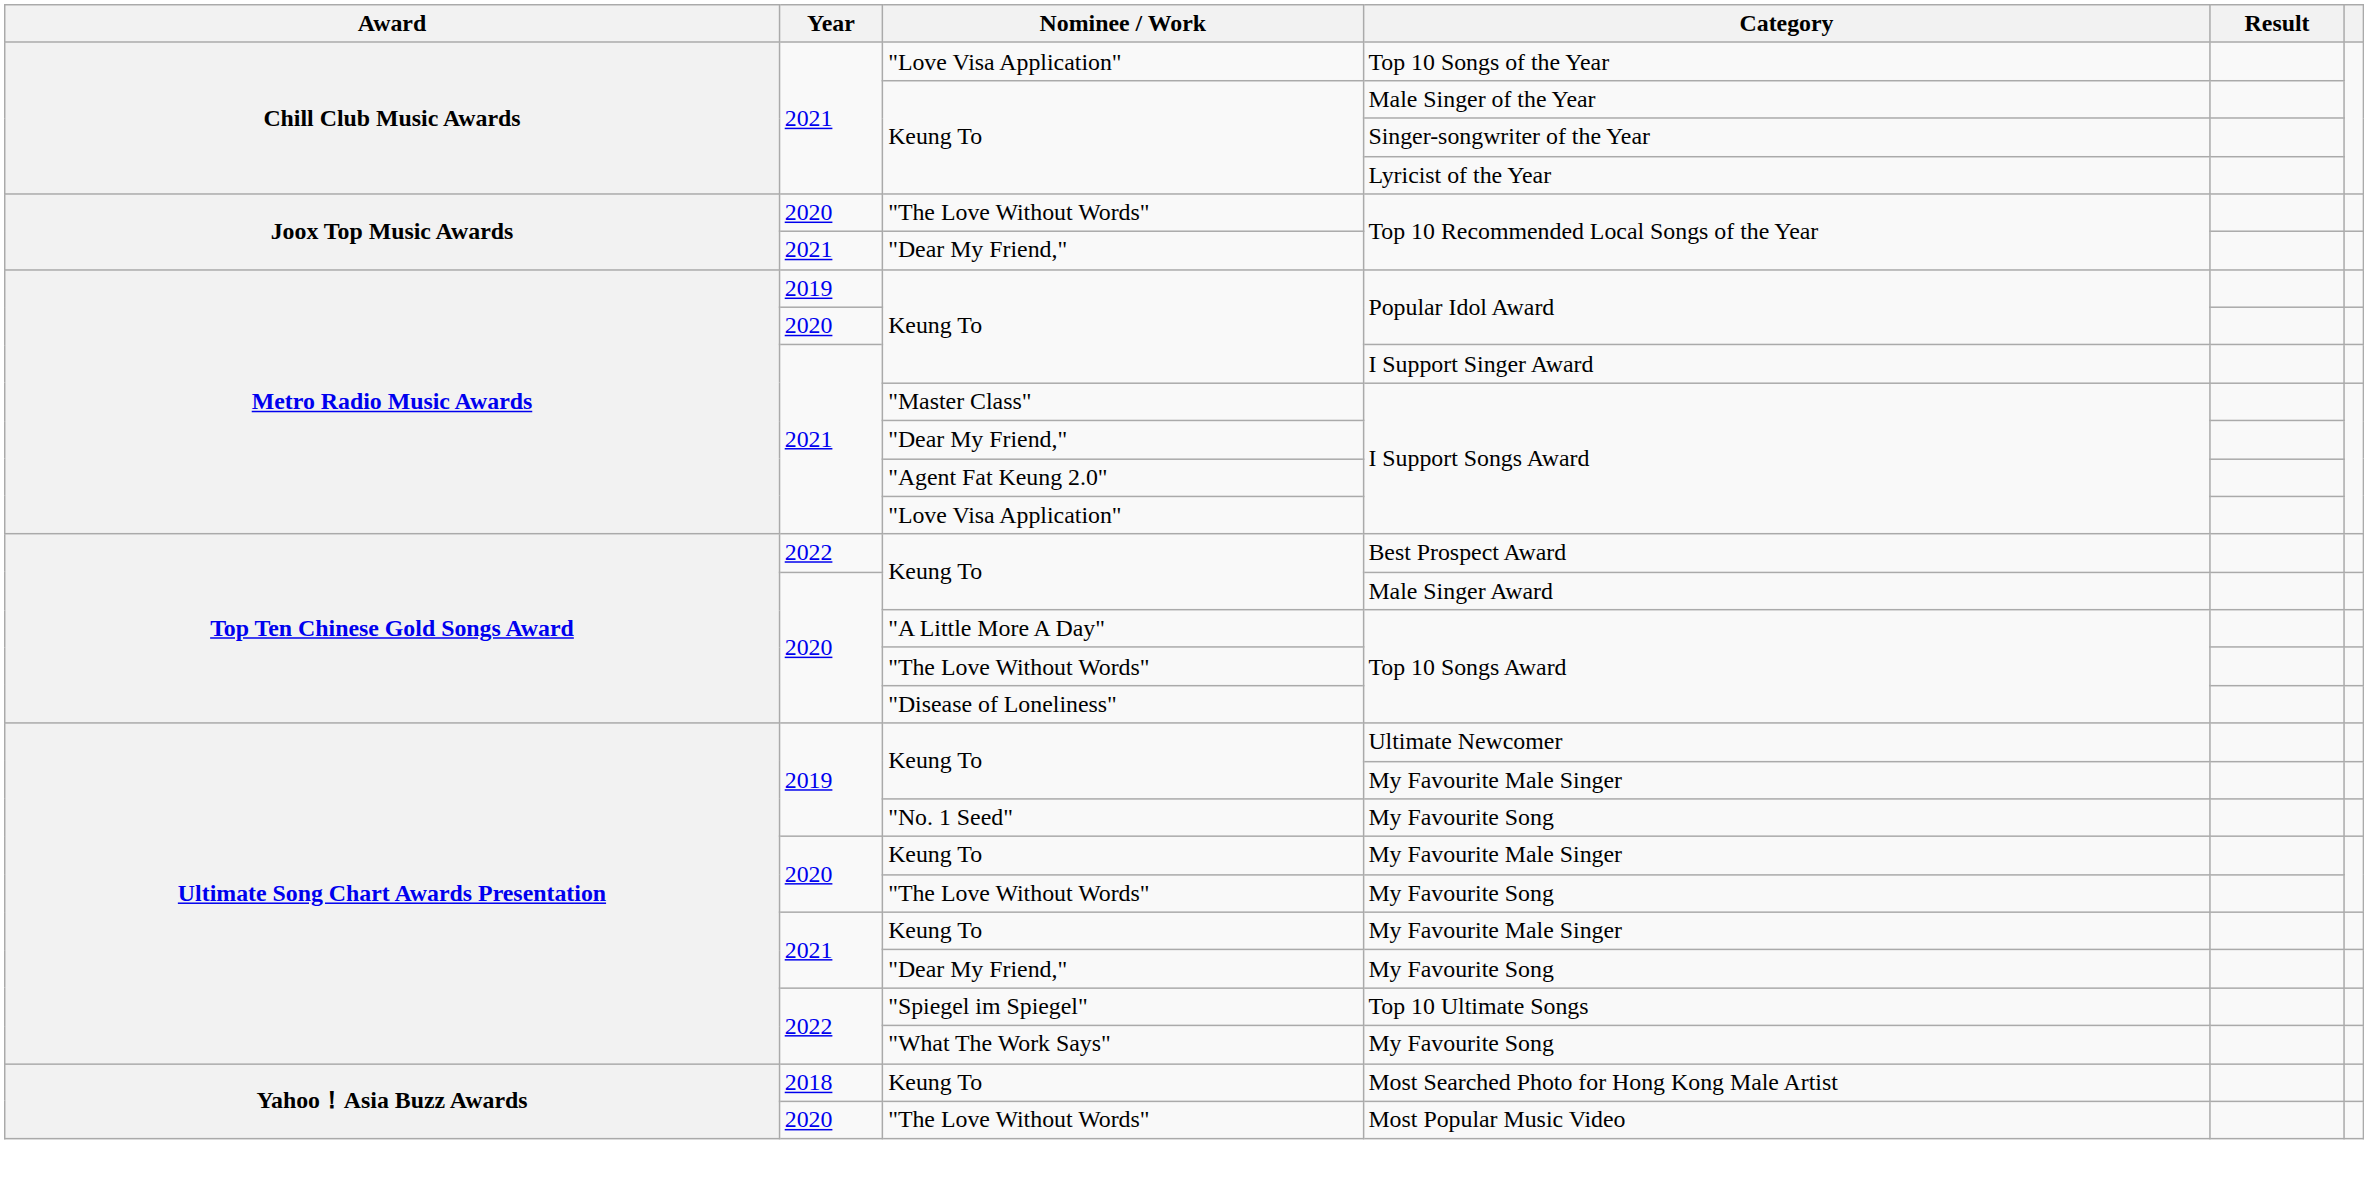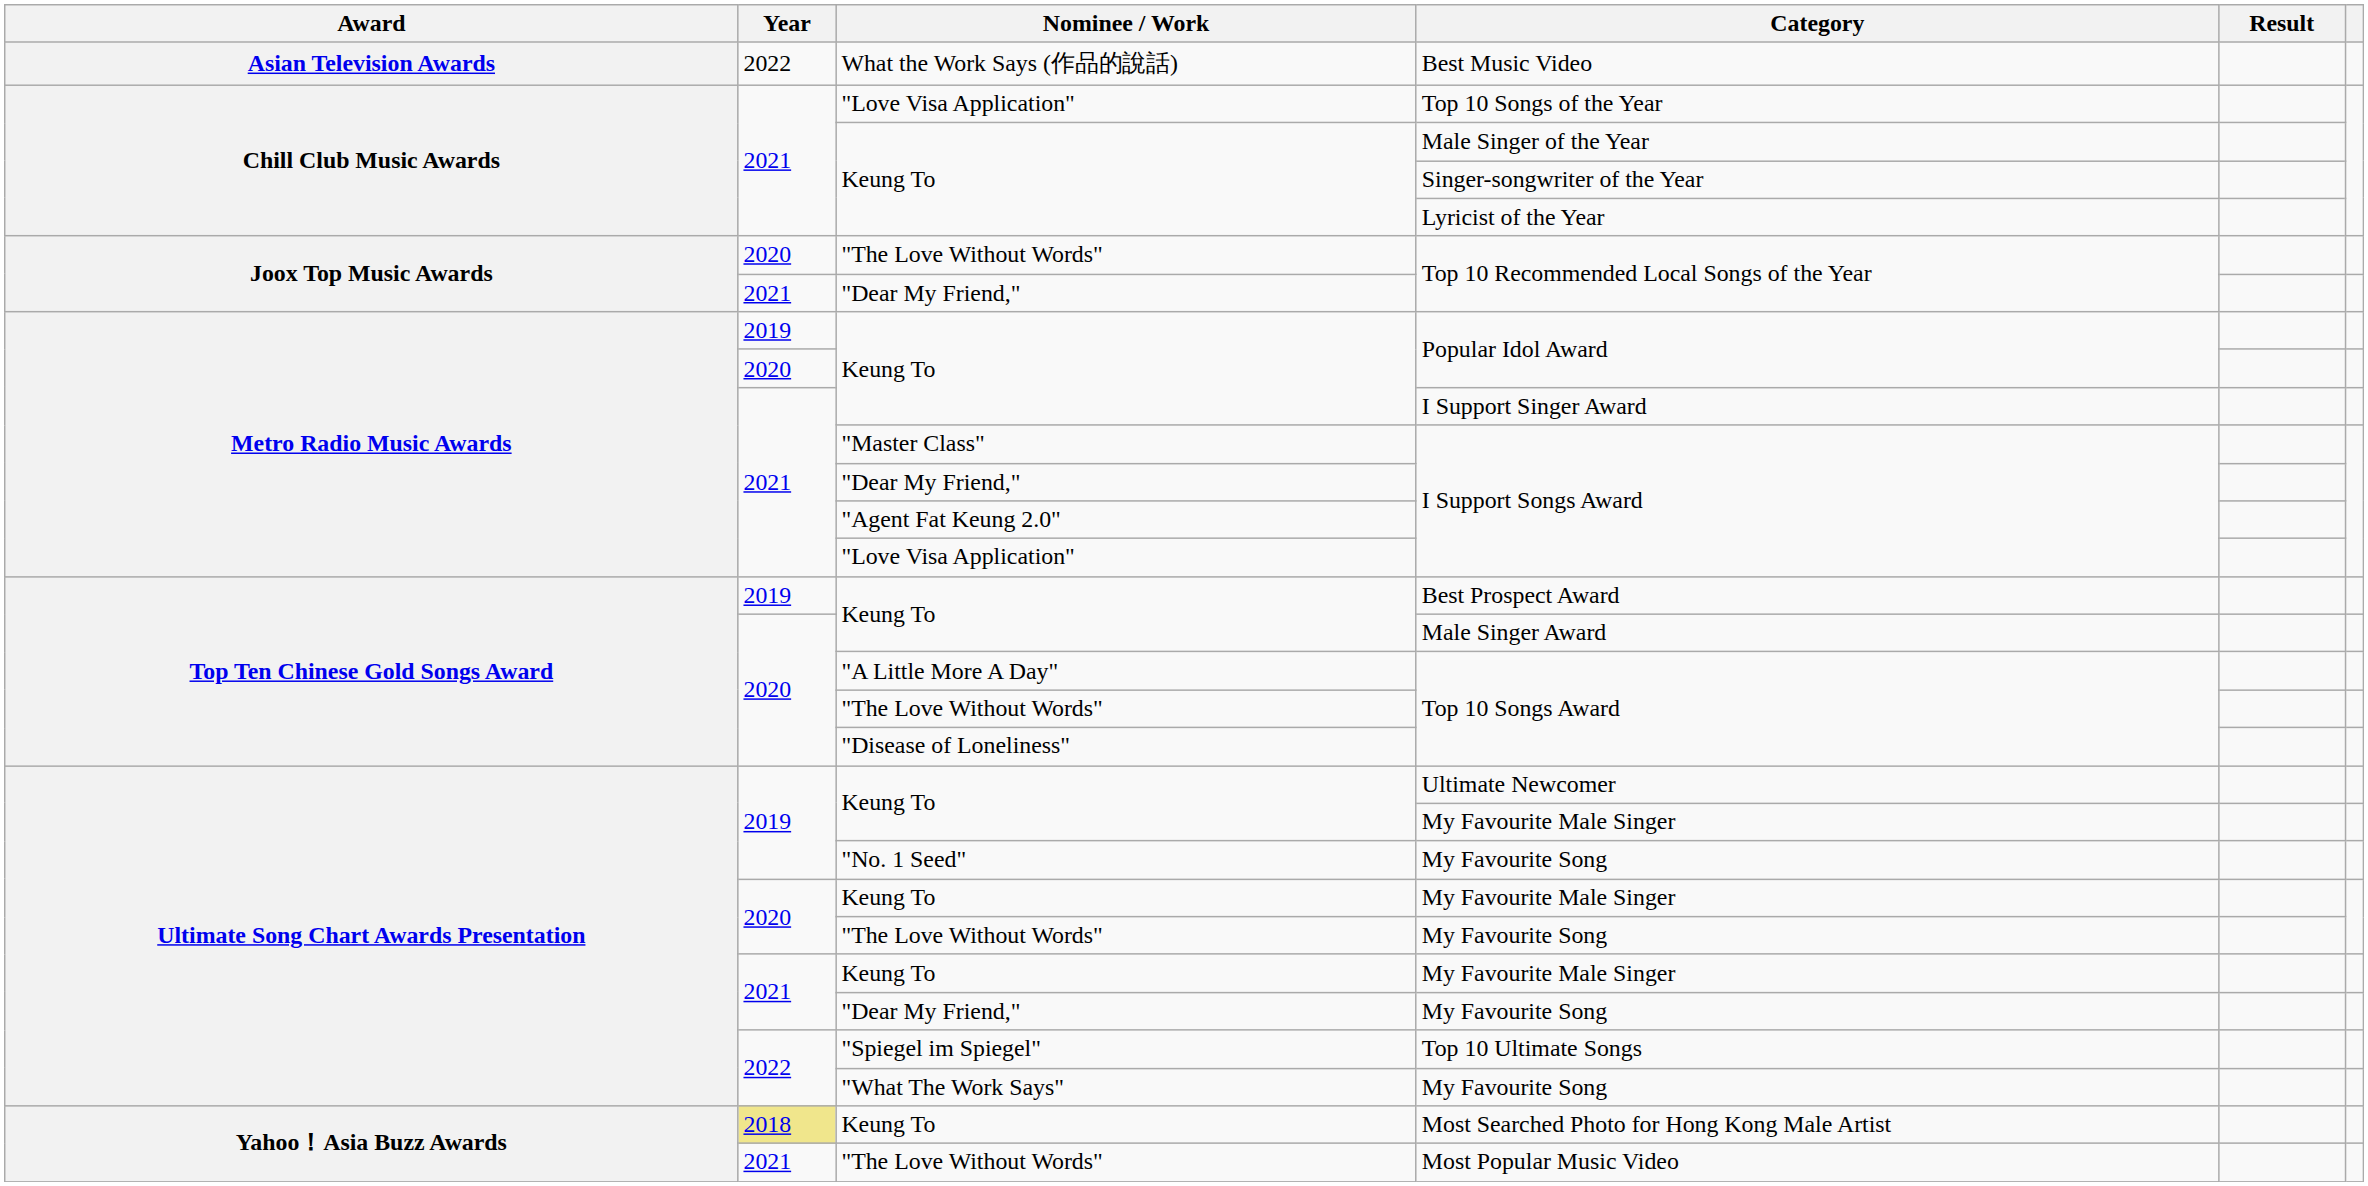+ row: (1010, 62)
(809, 552) 2022 -> (767, 595) 2019
(809, 1082) no background -> (767, 1124) khaki background
(809, 1119) 2020 -> (767, 1162) 2021
